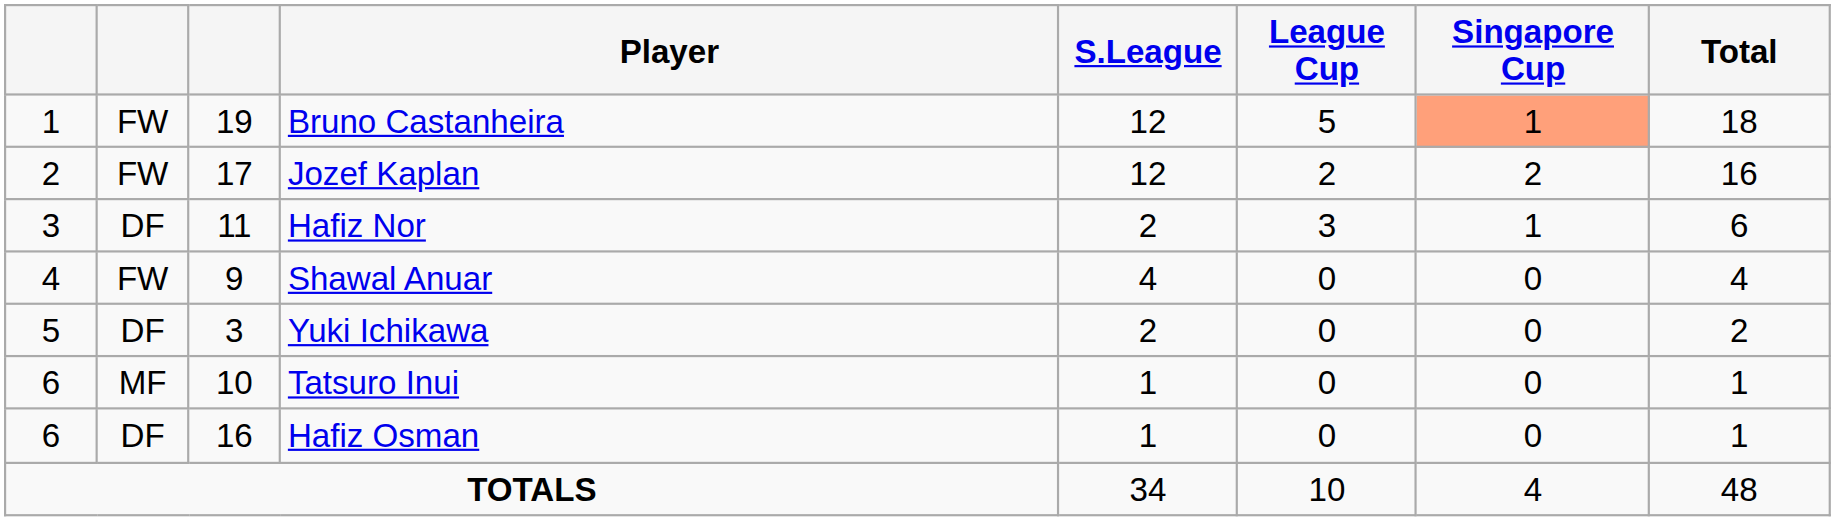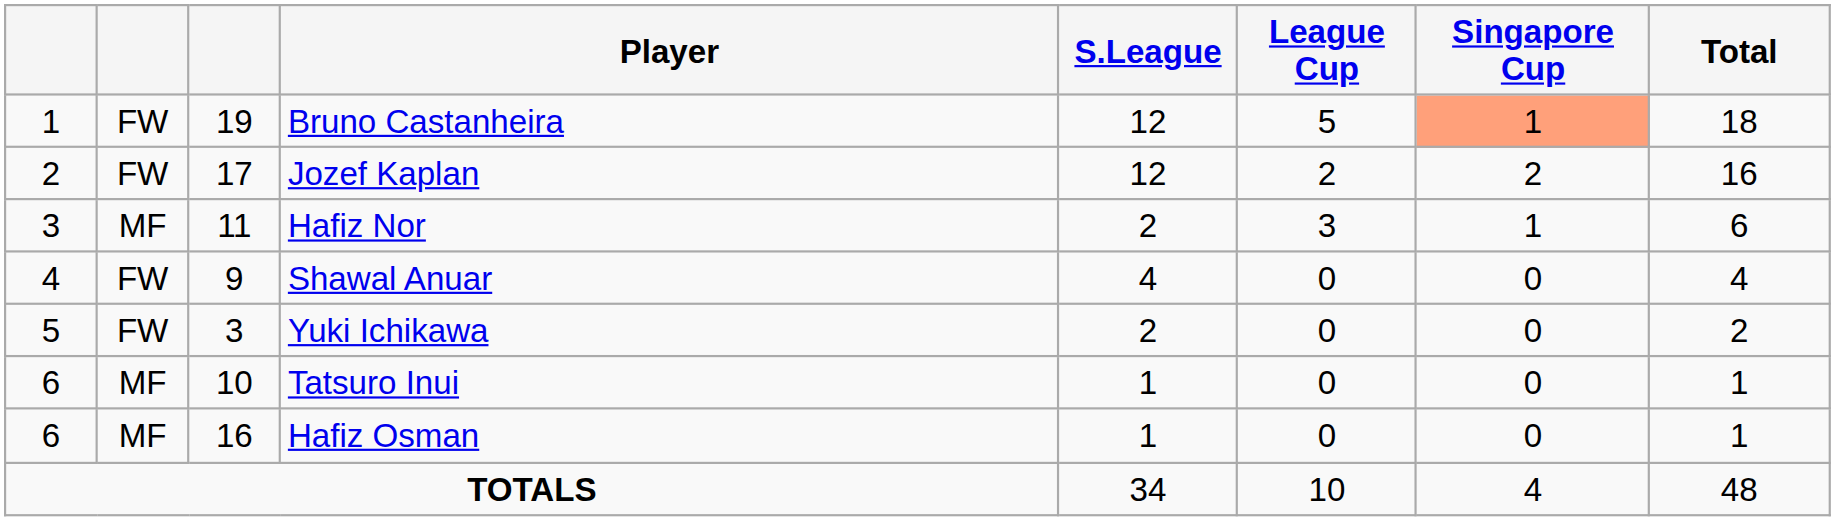(143, 226) DF -> (143, 226) MF
(143, 331) DF -> (143, 331) FW
(143, 436) DF -> (143, 436) MF
